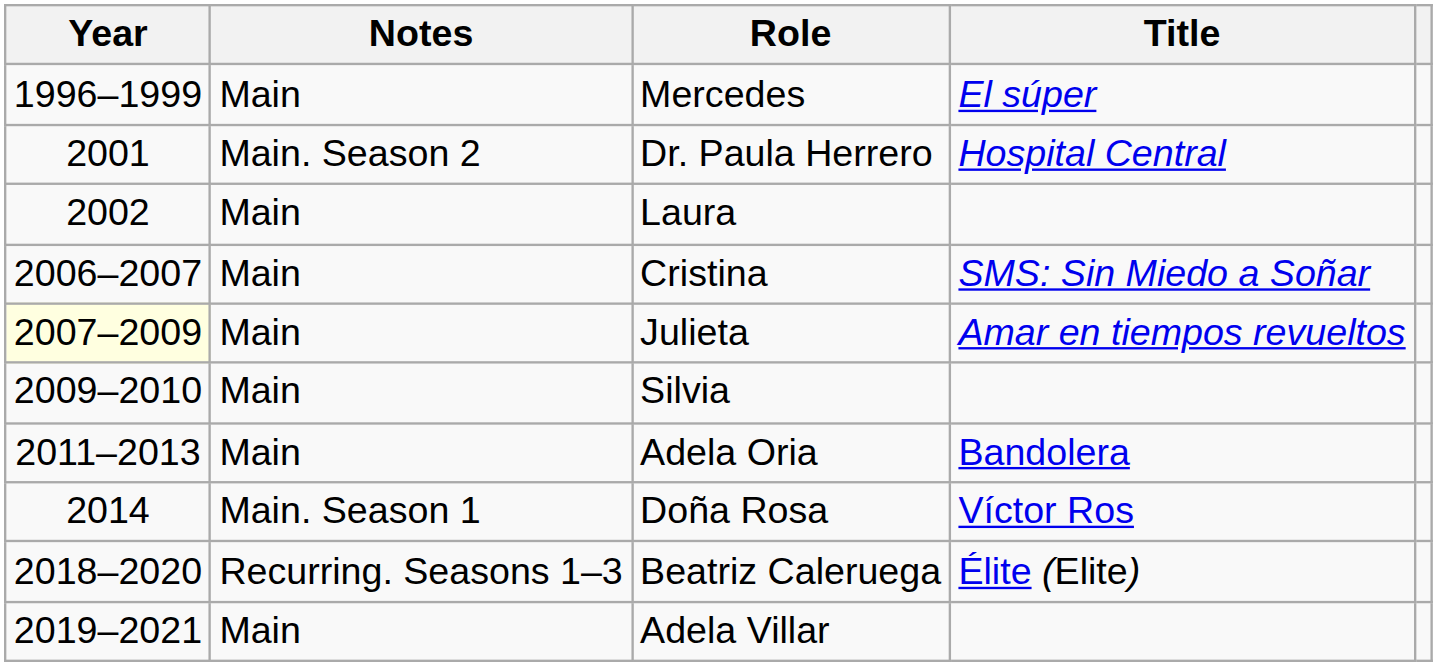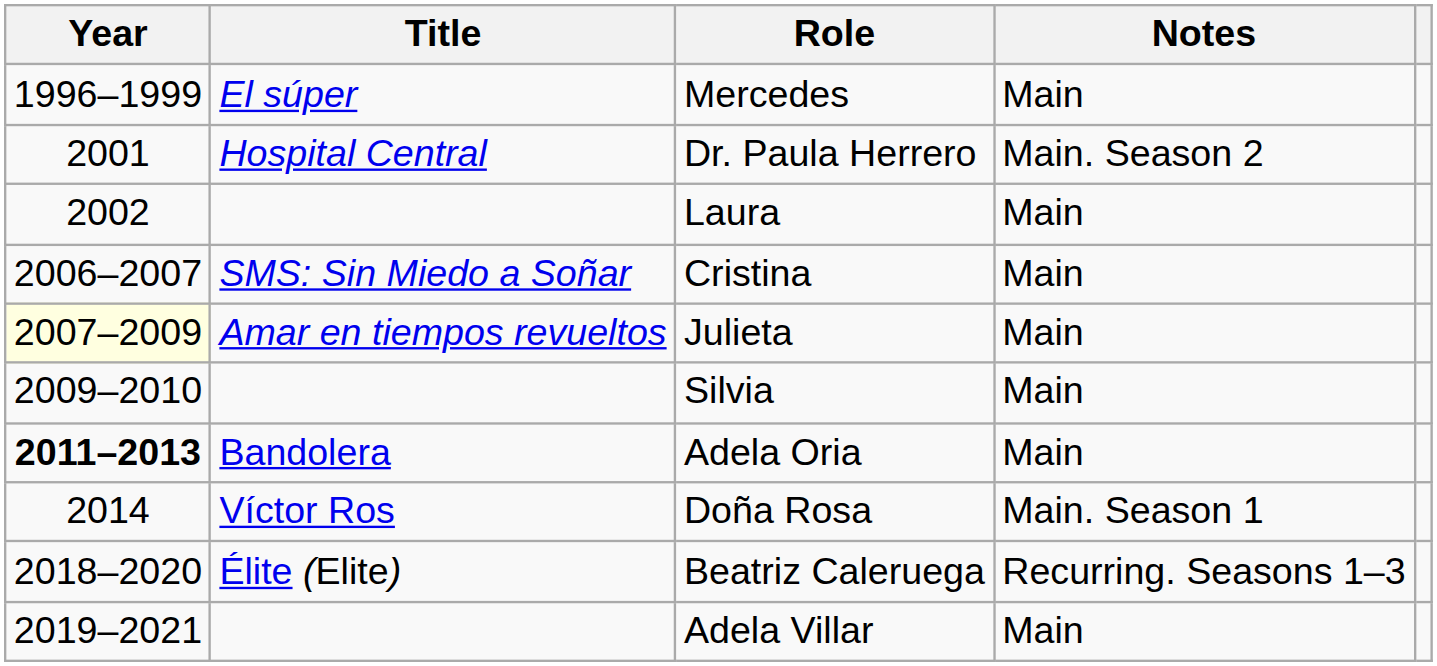columns swapped: (1182, 34) <-> (421, 34)
(108, 451) normal -> (108, 451) bold
